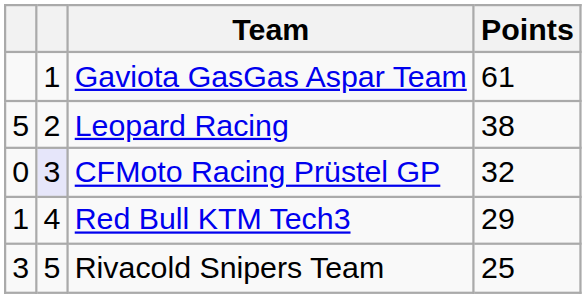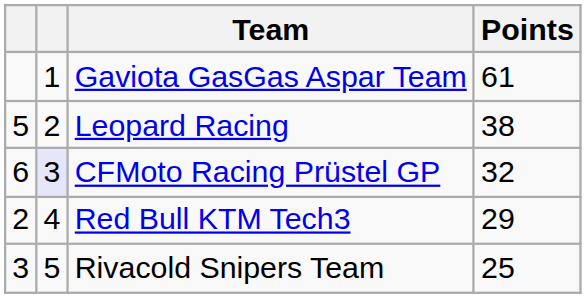(21, 172) 0 -> (21, 172) 6
(21, 220) 1 -> (21, 220) 2
